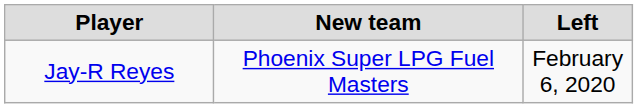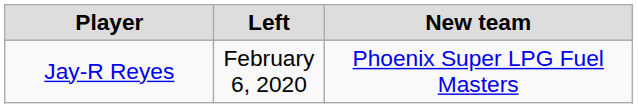columns swapped: (578, 22) <-> (368, 22)
